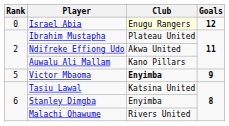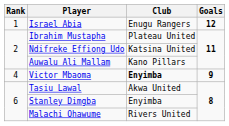(16, 24) 0 -> (16, 24) 1
(159, 24) lightyellow background -> (159, 24) no background
(155, 50) Akwa United -> (162, 50) Katsina United
(16, 75) 5 -> (16, 75) 4
(162, 88) Katsina United -> (155, 88) Akwa United
